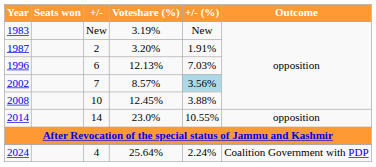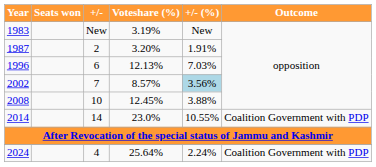(296, 118) opposition -> (296, 118) Coalition Government with PDP
